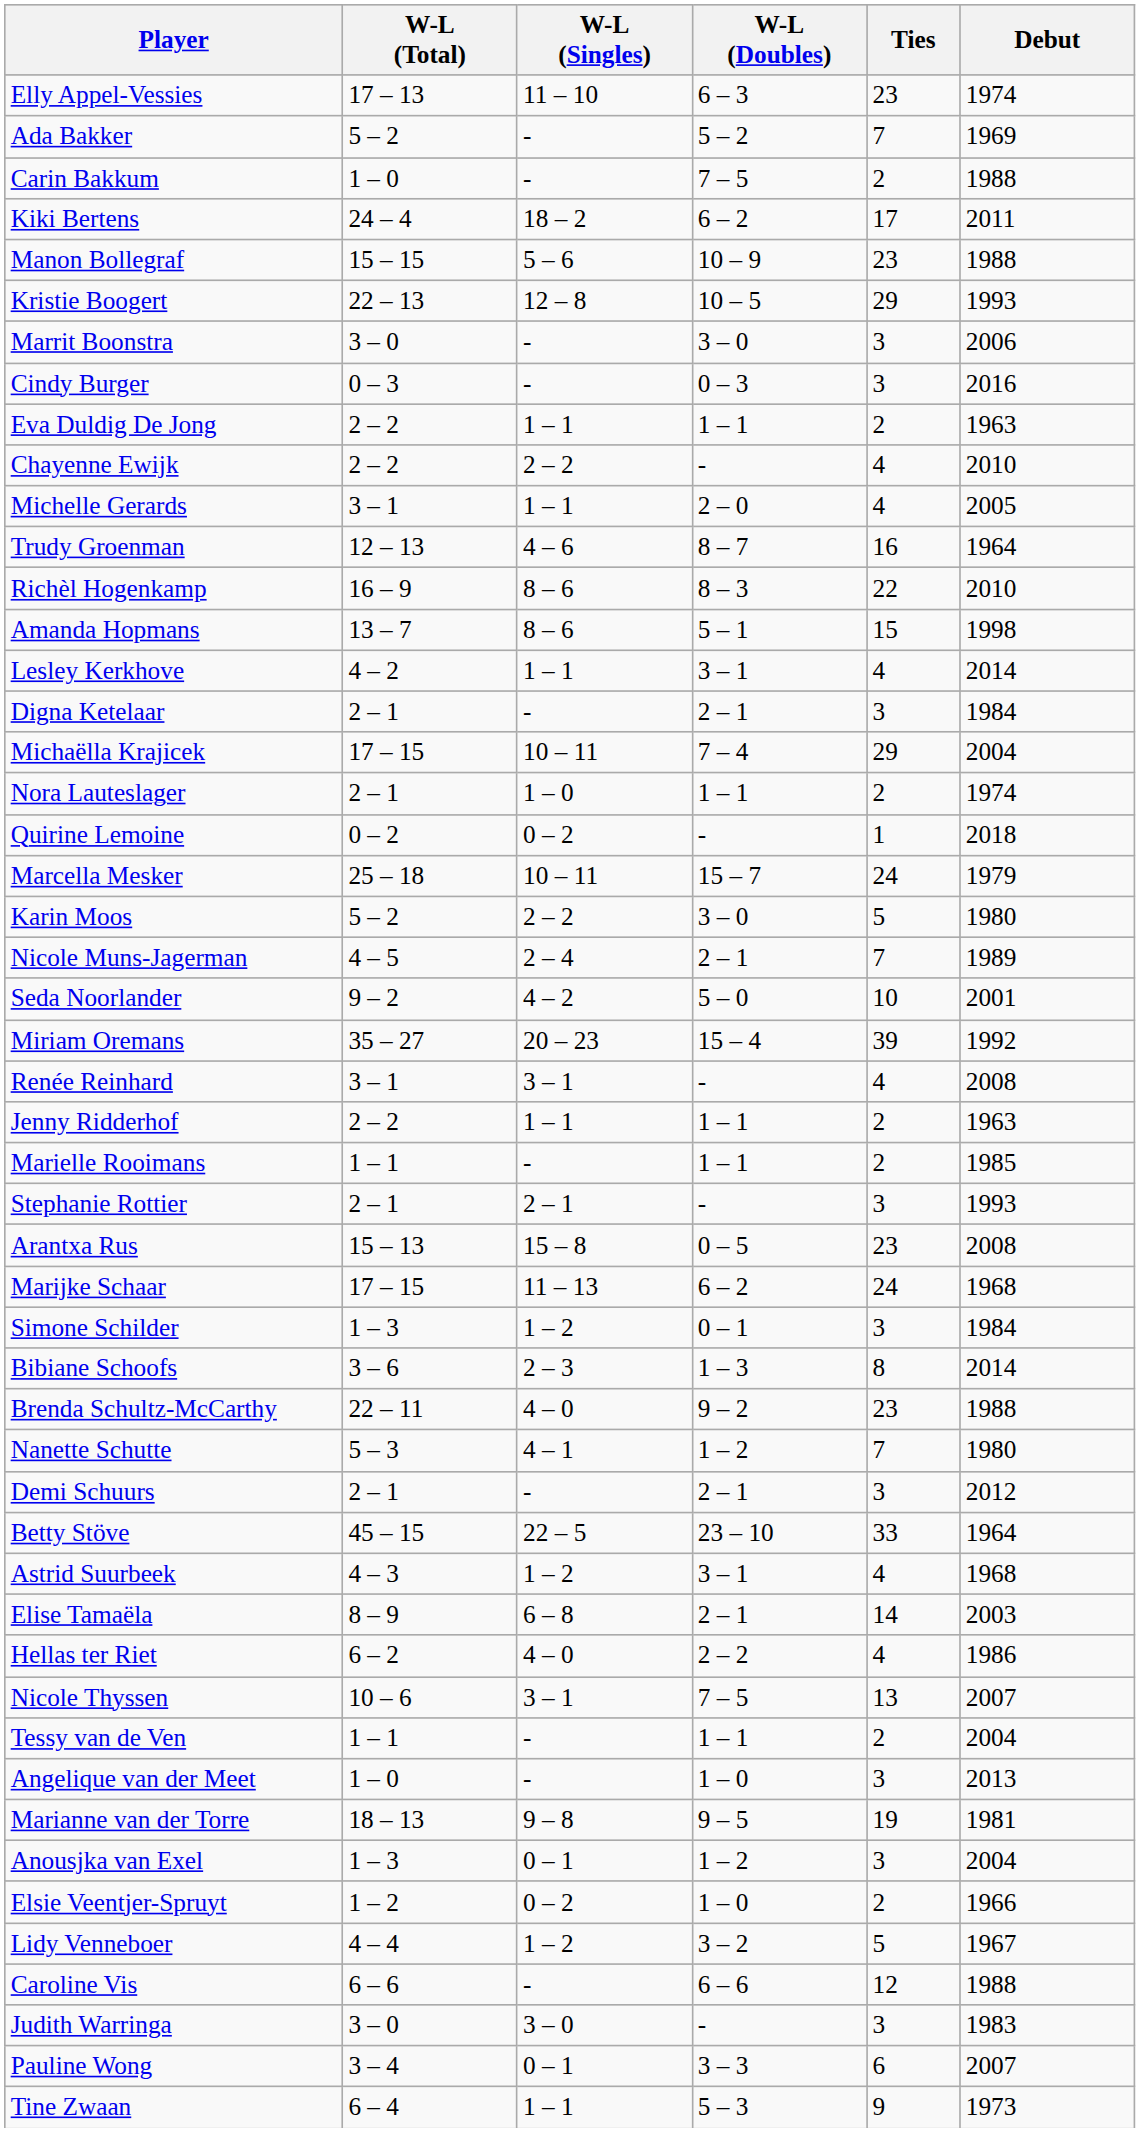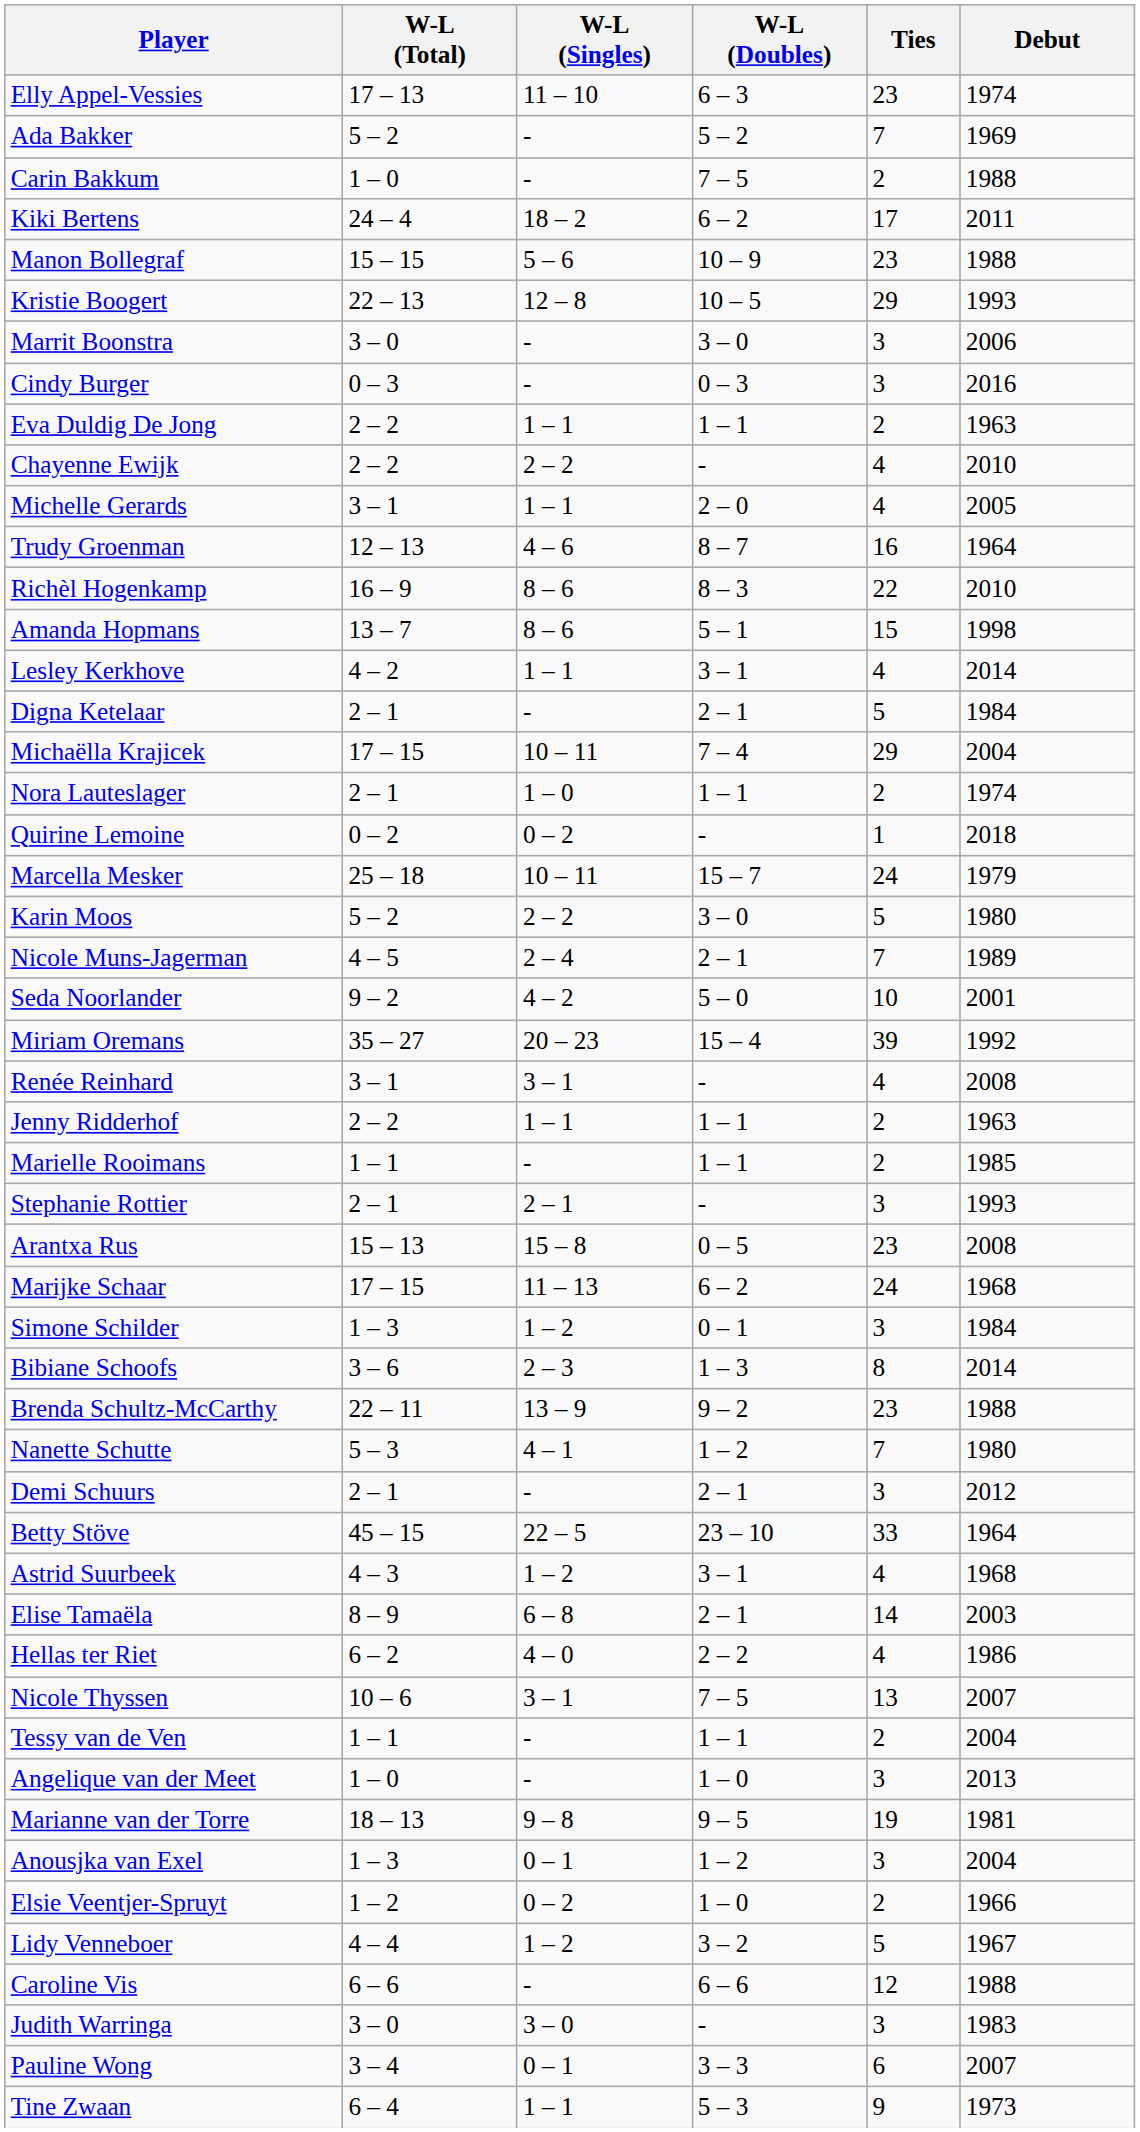(879, 710) 3 -> (879, 710) 5
(548, 1408) 4 – 0 -> (555, 1408) 13 – 9
